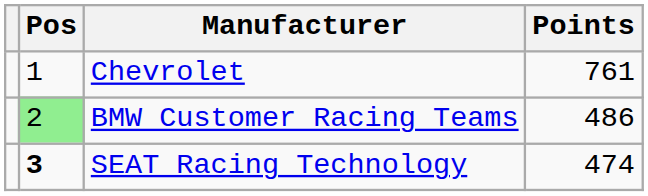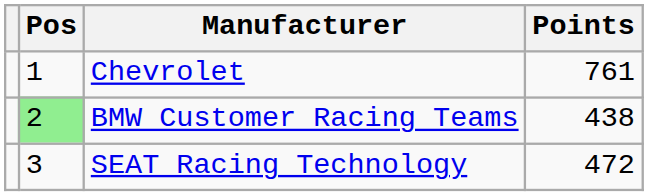(609, 121) 486 -> (609, 121) 438
(34, 167) bold -> (34, 167) normal
(609, 167) 474 -> (609, 167) 472
